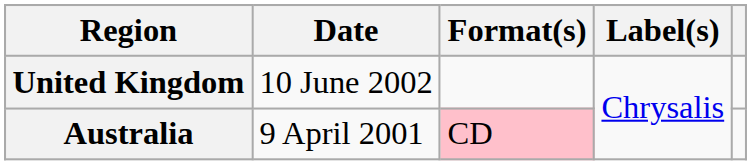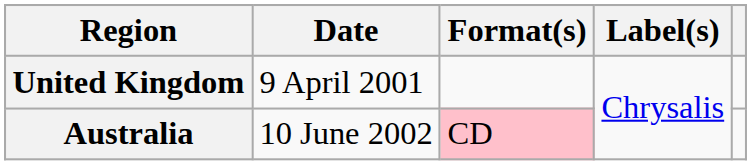(346, 81) 10 June 2002 -> (342, 81) 9 April 2001
(342, 133) 9 April 2001 -> (346, 133) 10 June 2002
